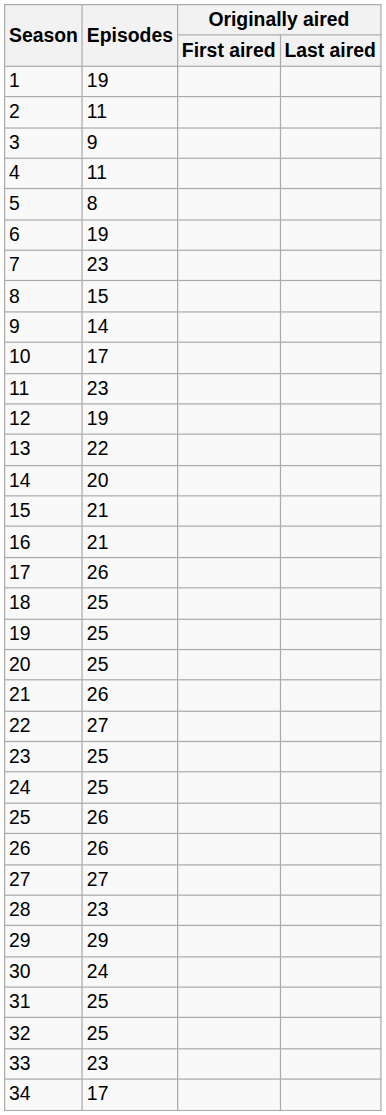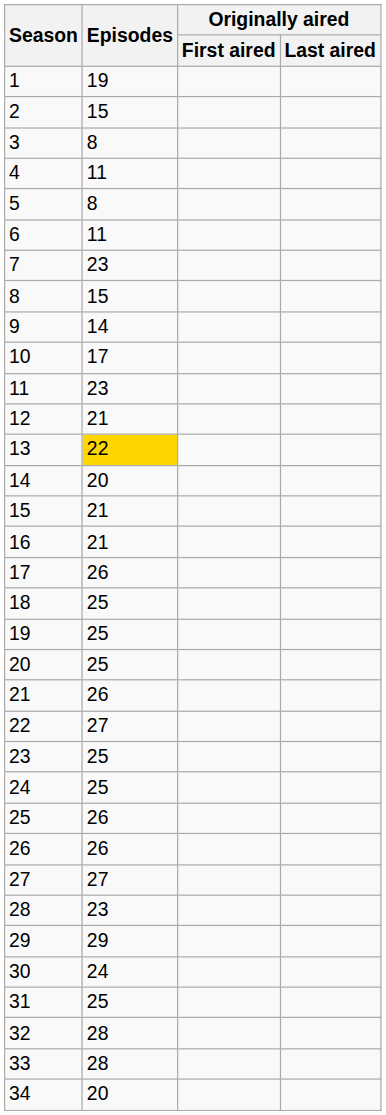(97, 111) 11 -> (98, 111) 15
(92, 142) 9 -> (92, 142) 8
(98, 234) 19 -> (97, 234) 11
(98, 419) 19 -> (98, 419) 21
(98, 449) no background -> (98, 449) gold background
(98, 1033) 25 -> (98, 1033) 28
(98, 1063) 23 -> (98, 1063) 28
(98, 1094) 17 -> (98, 1094) 20
